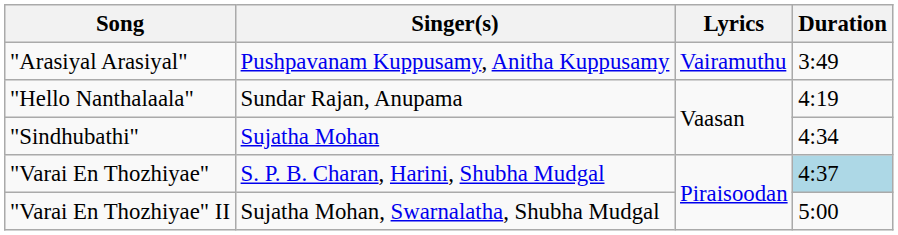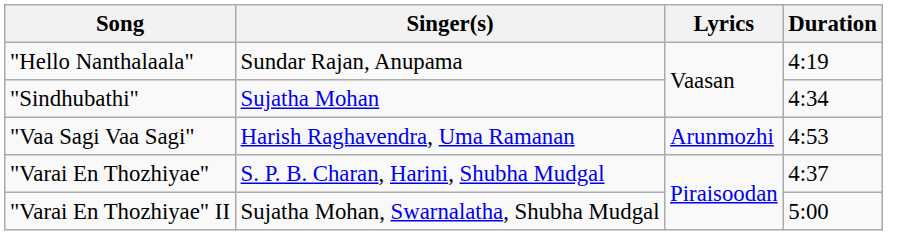- row: (99, 61)
+ row: (102, 136)
(818, 173) lightblue background -> (809, 173) no background
